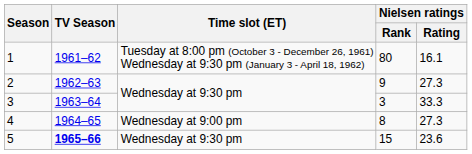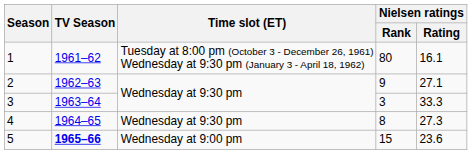(431, 83) 27.3 -> (431, 83) 27.1
(181, 121) Wednesday at 9:00 pm -> (181, 121) Wednesday at 9:30 pm
(181, 139) Wednesday at 9:30 pm -> (181, 139) Wednesday at 9:00 pm
